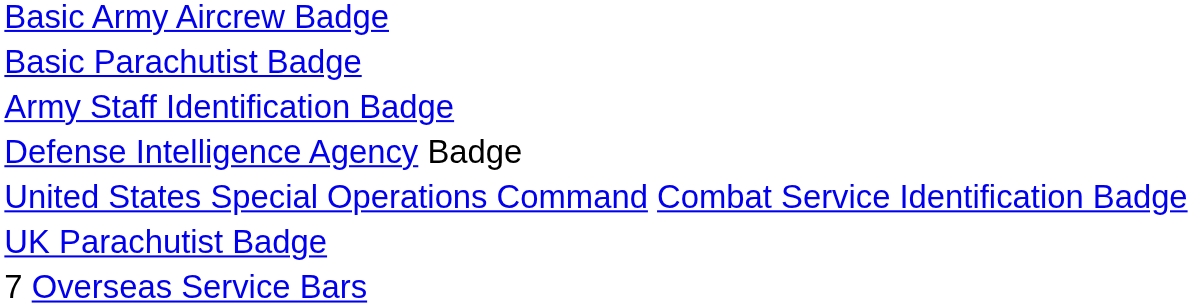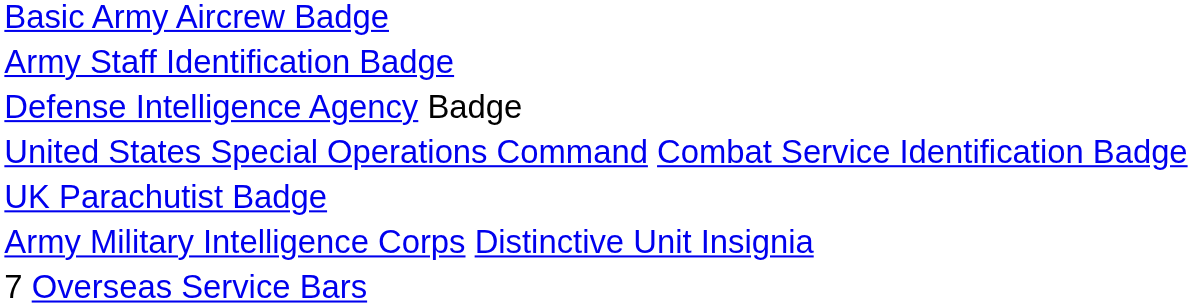- row: (183, 62)
+ row: (409, 242)
